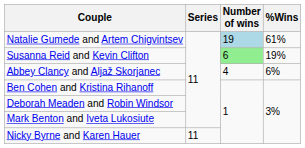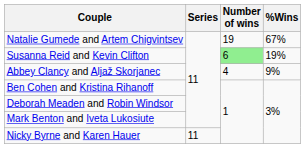(228, 39) lightblue background -> (228, 39) no background
(276, 39) 61% -> (276, 39) 67%
(273, 71) 6% -> (273, 71) 9%
